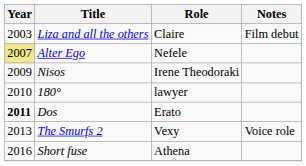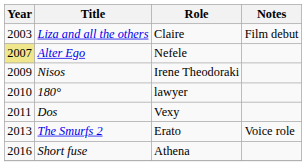(19, 111) bold -> (19, 111) normal
(167, 111) Erato -> (167, 111) Vexy
(167, 131) Vexy -> (167, 131) Erato
